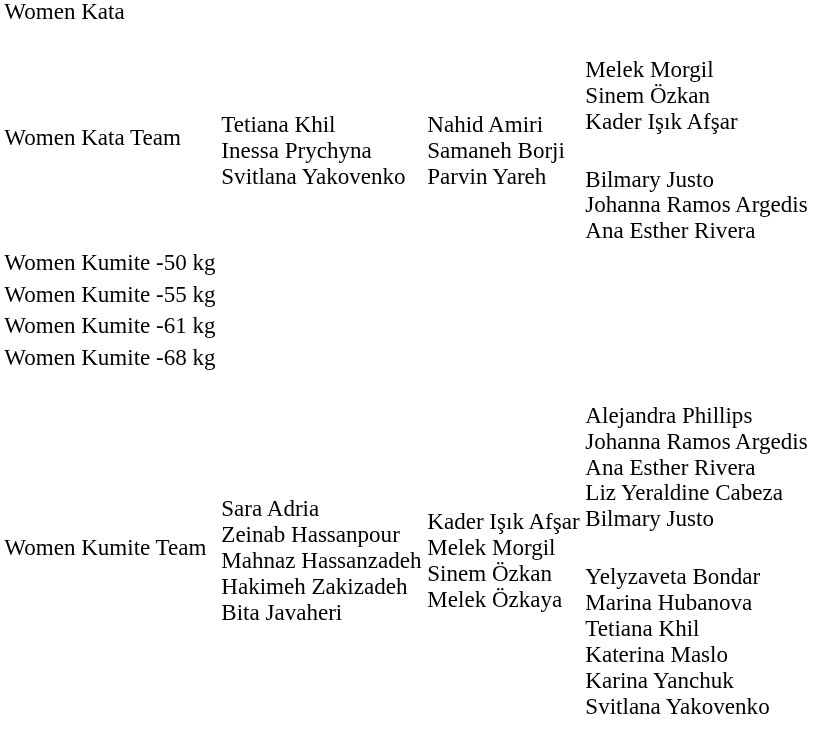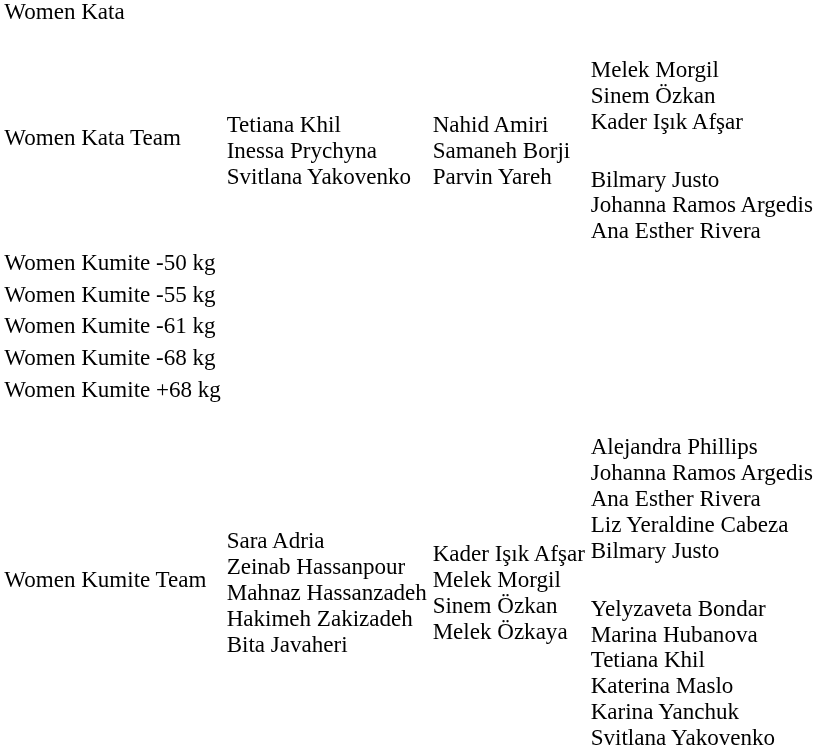+ row: (113, 389)
